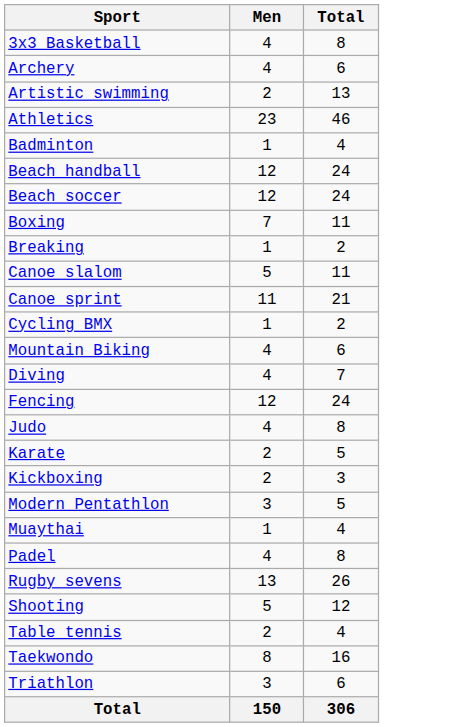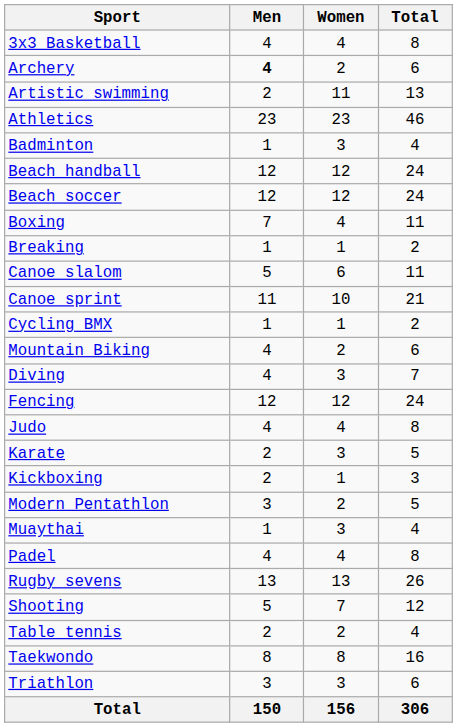+ column: (341, 17)
(267, 69) normal -> (267, 69) bold
